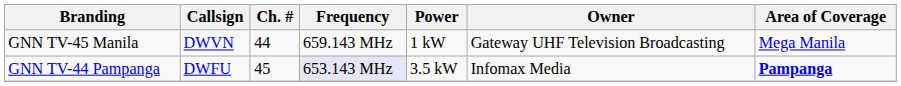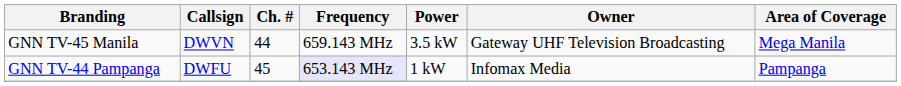(428, 42) 1 kW -> (434, 42) 3.5 kW
(434, 68) 3.5 kW -> (428, 68) 1 kW
(795, 68) bold -> (792, 68) normal
